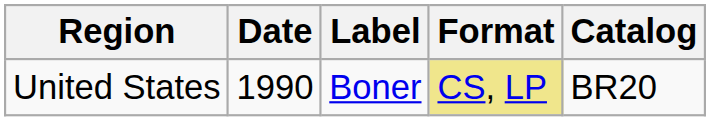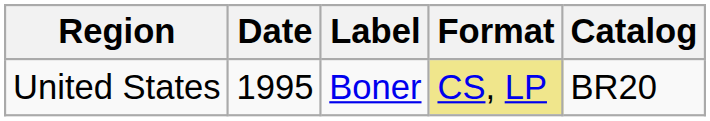(275, 86) 1990 -> (275, 86) 1995
